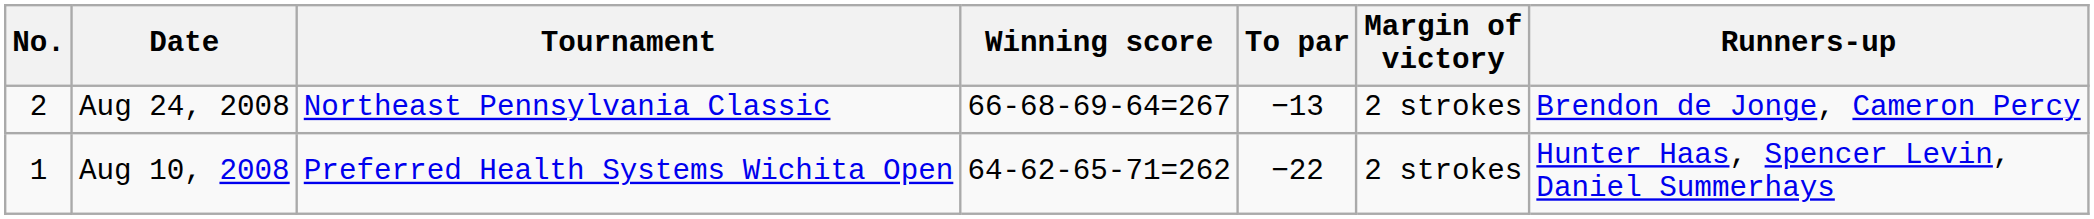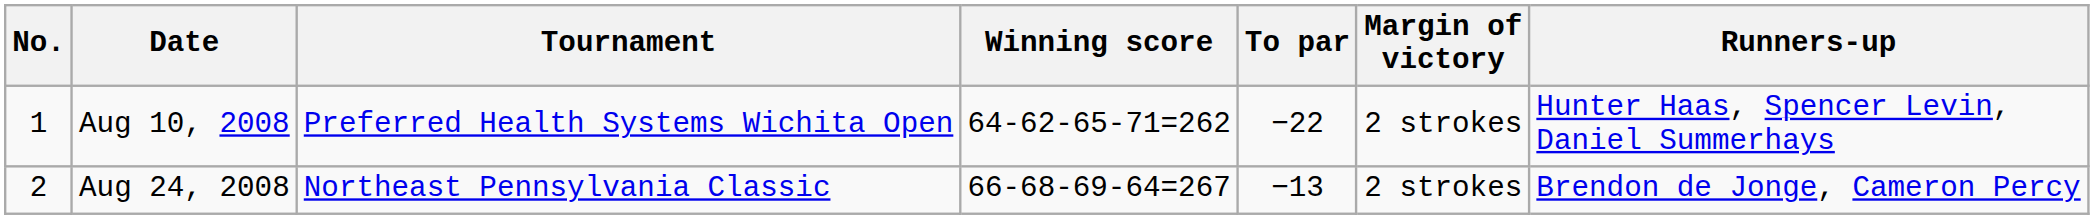rows swapped: (184, 173) <-> (184, 110)
